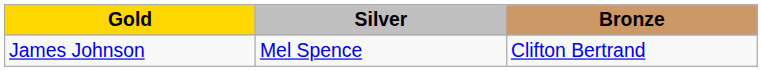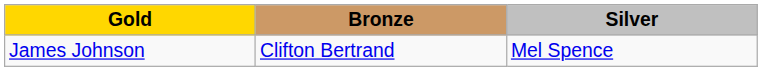columns swapped: (381, 19) <-> (632, 19)
